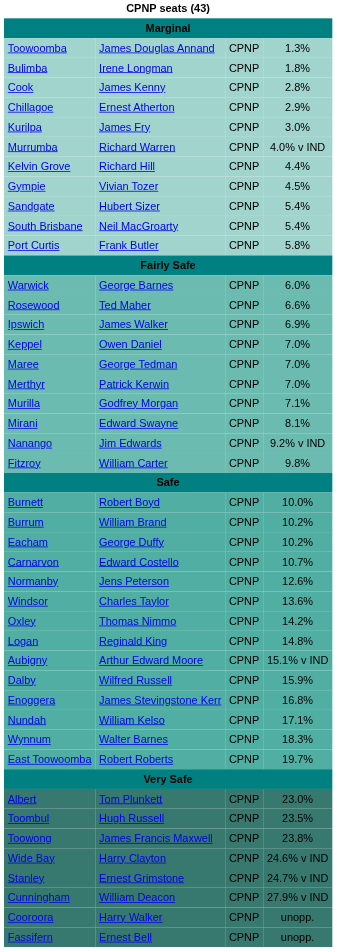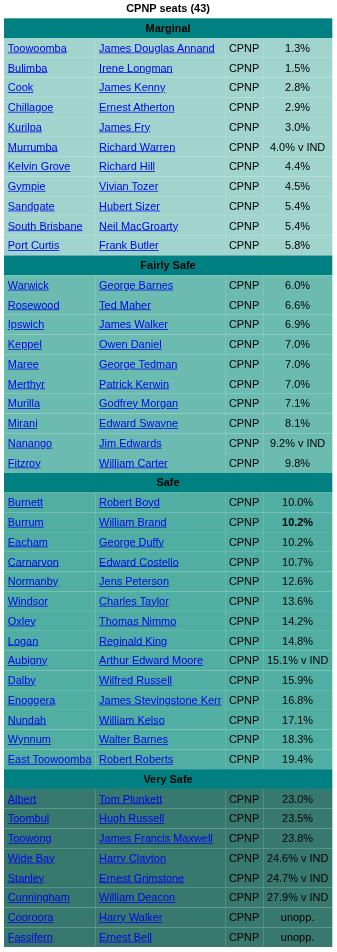(298, 68) 1.8% -> (298, 68) 1.5%
(298, 522) normal -> (298, 522) bold
(298, 759) 19.7% -> (298, 759) 19.4%
